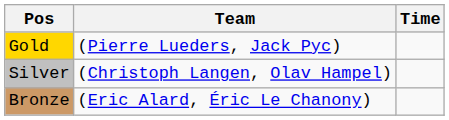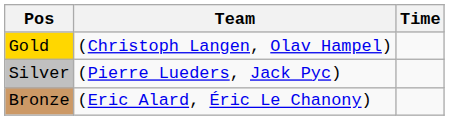(209, 46) (Pierre Lueders, Jack Pyc) -> (235, 46) (Christoph Langen, Olav Hampel)
(235, 74) (Christoph Langen, Olav Hampel) -> (209, 74) (Pierre Lueders, Jack Pyc)
